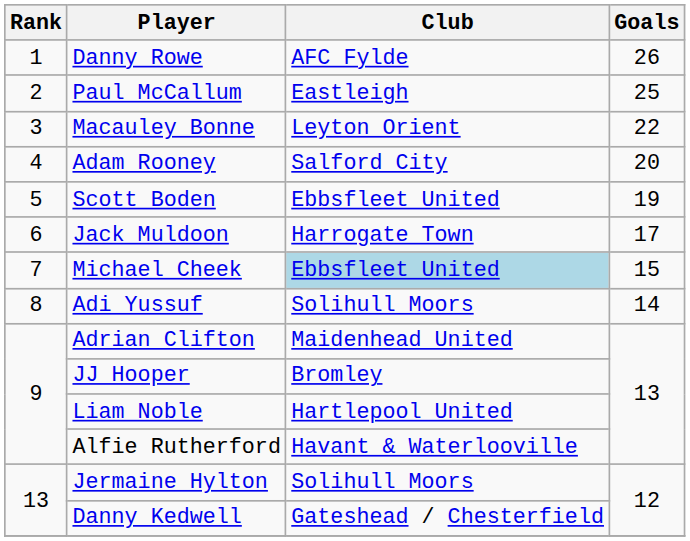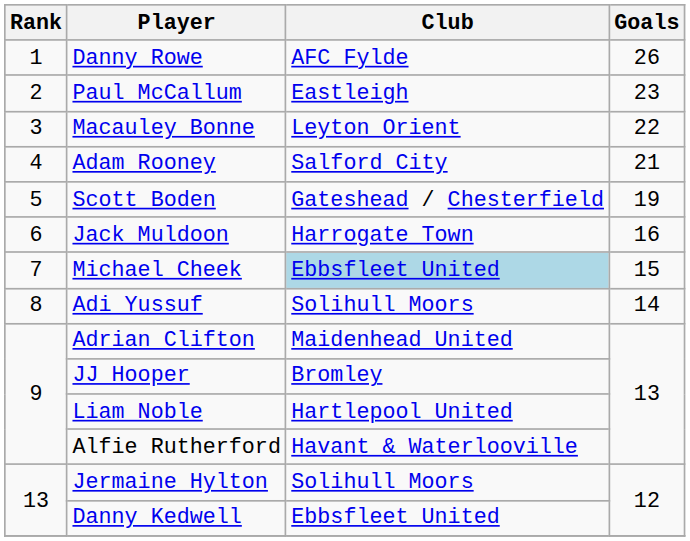(647, 93) 25 -> (647, 93) 23
(647, 164) 20 -> (647, 164) 21
(395, 199) Ebbsfleet United -> (448, 199) Gateshead / Chesterfield
(647, 235) 17 -> (647, 235) 16
(448, 518) Gateshead / Chesterfield -> (395, 518) Ebbsfleet United
